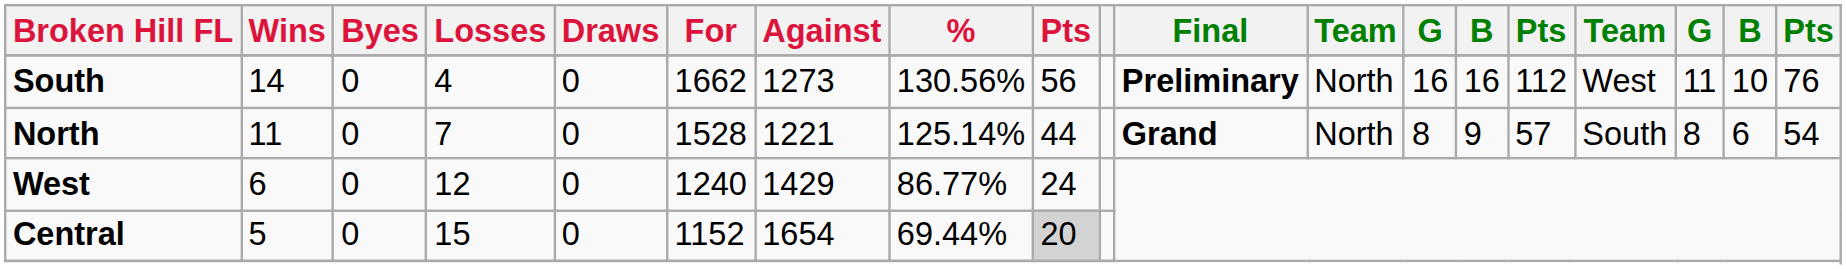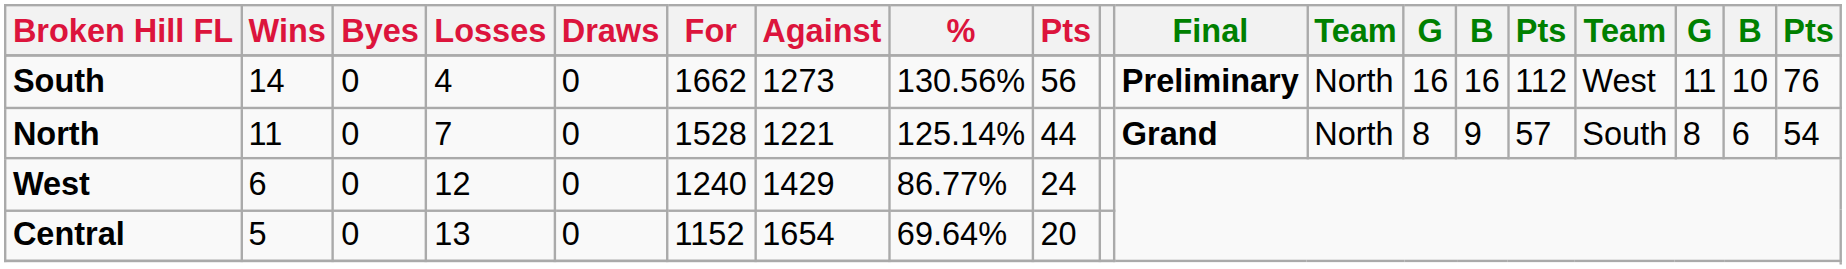(452, 235) 15 -> (452, 235) 13
(952, 235) 69.44% -> (952, 235) 69.64%
(1059, 235) lightgrey background -> (1059, 235) no background
